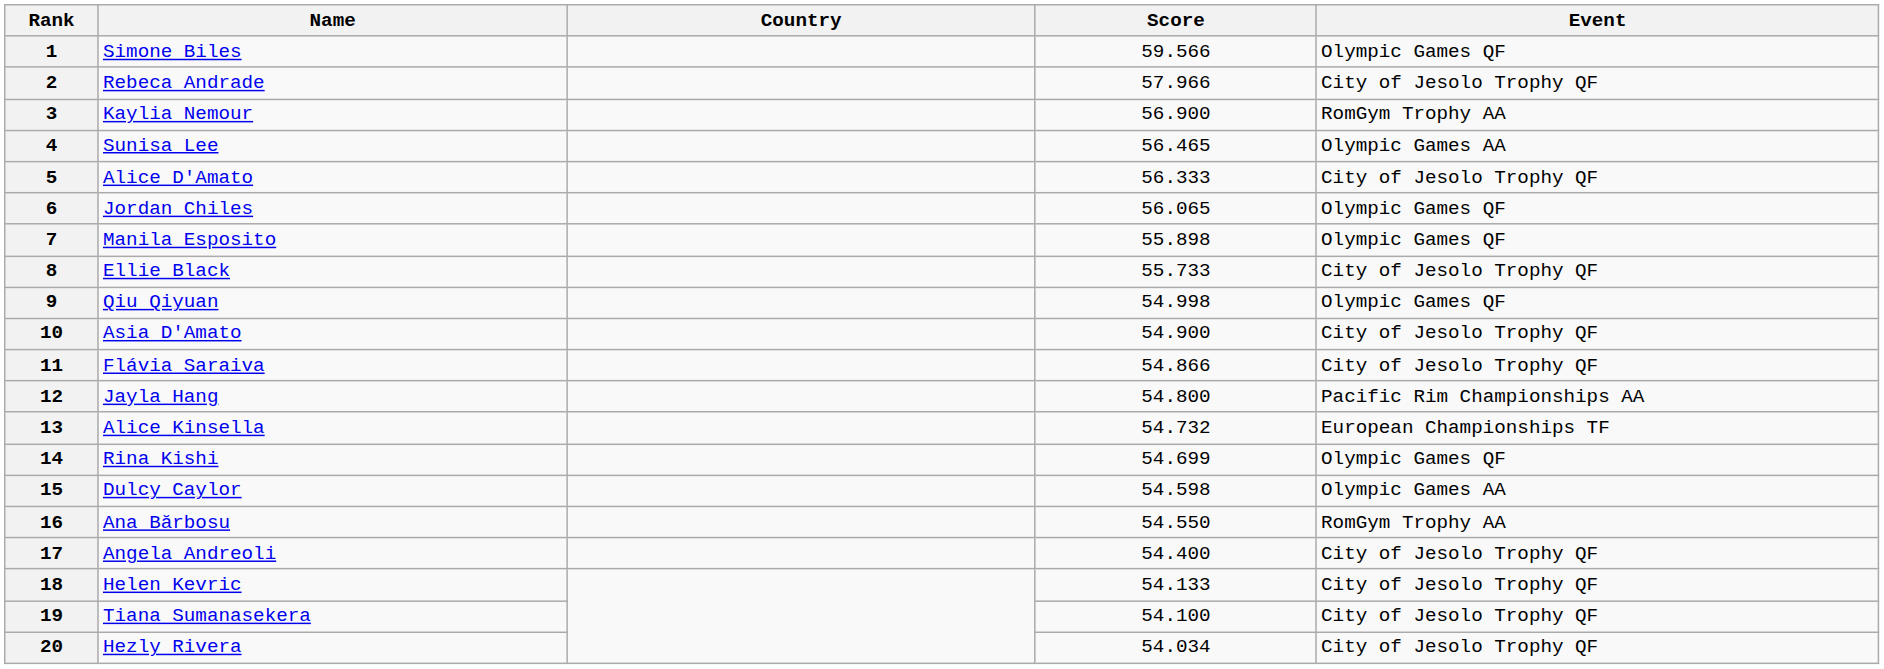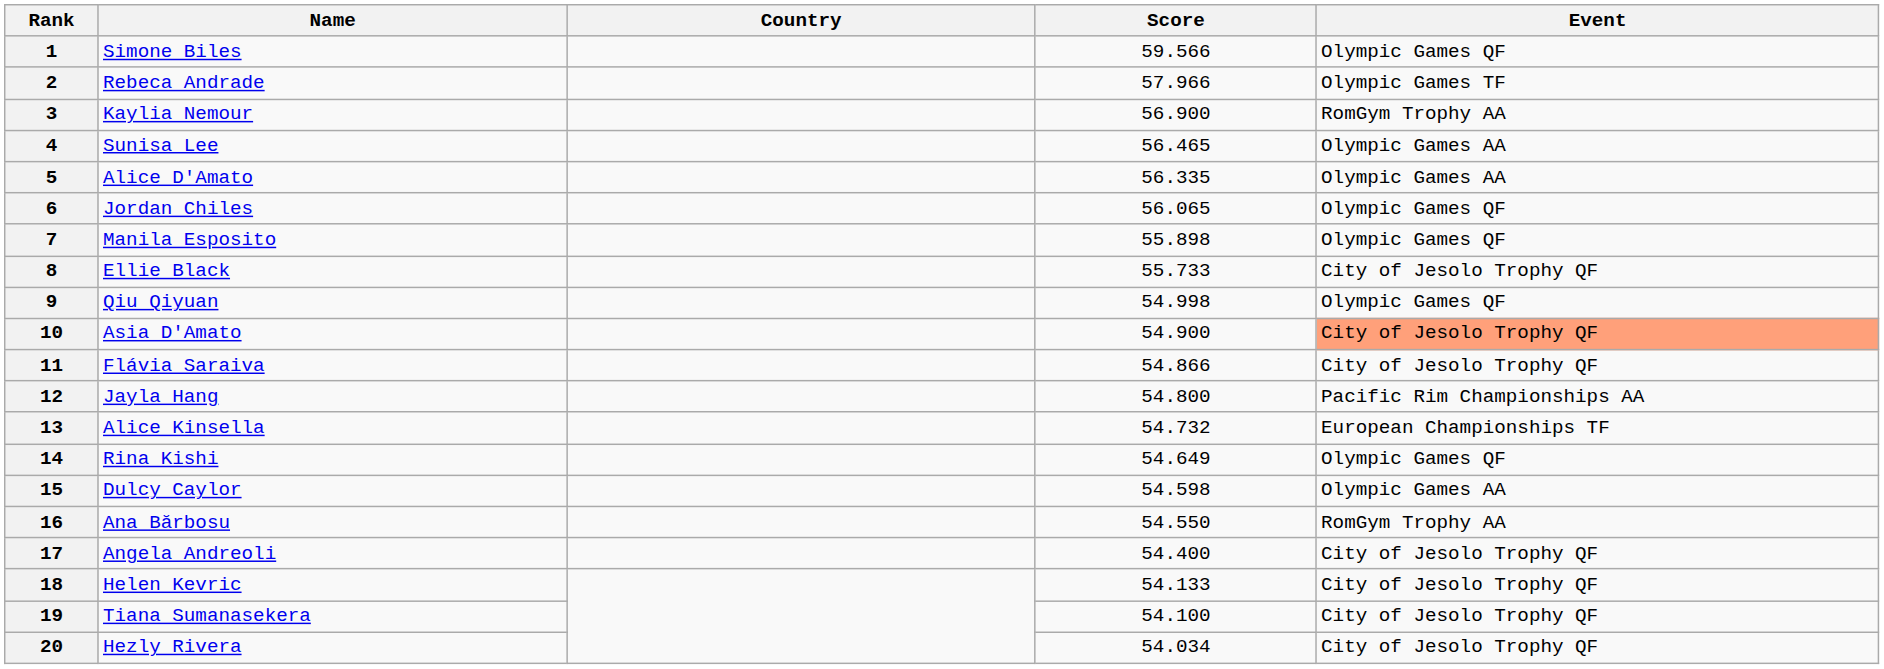(1460, 83) City of Jesolo Trophy QF -> (1413, 83) Olympic Games TF
(1176, 177) 56.333 -> (1176, 177) 56.335
(1460, 177) City of Jesolo Trophy QF -> (1413, 177) Olympic Games AA
(1460, 334) no background -> (1460, 334) lightsalmon background
(1176, 459) 54.699 -> (1176, 459) 54.649
